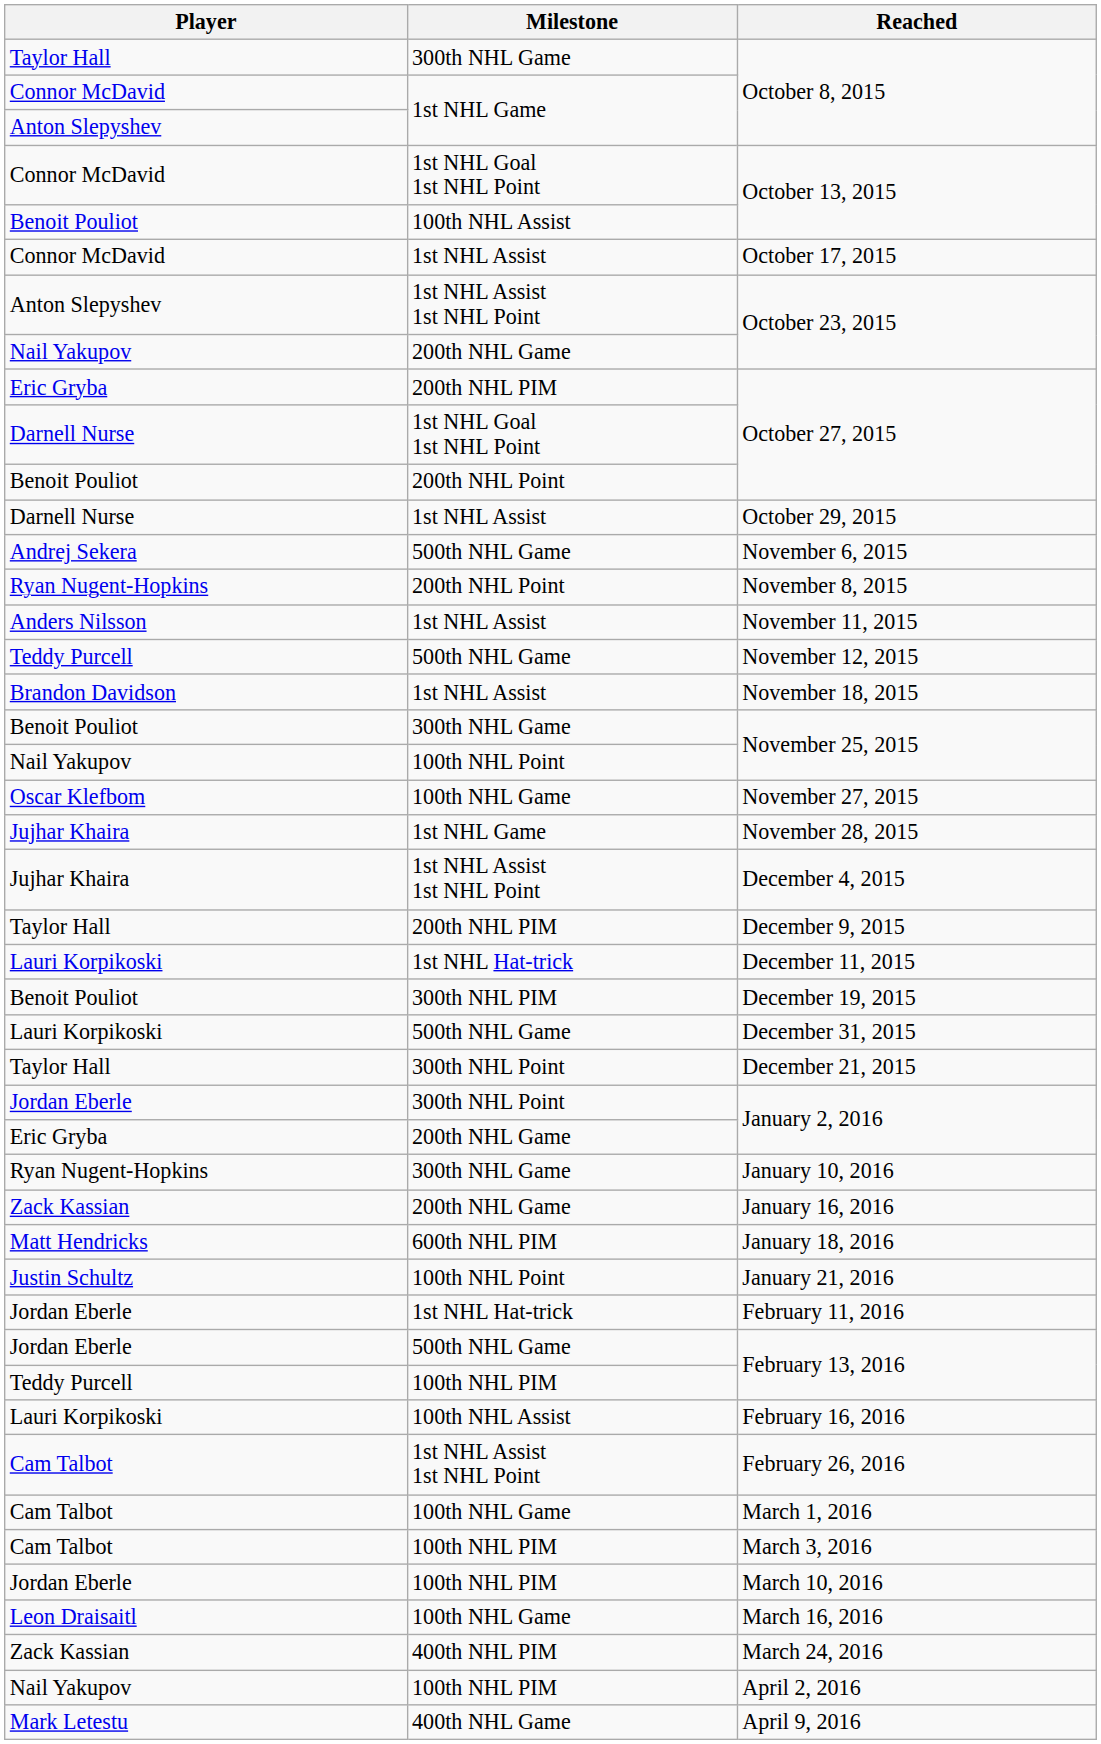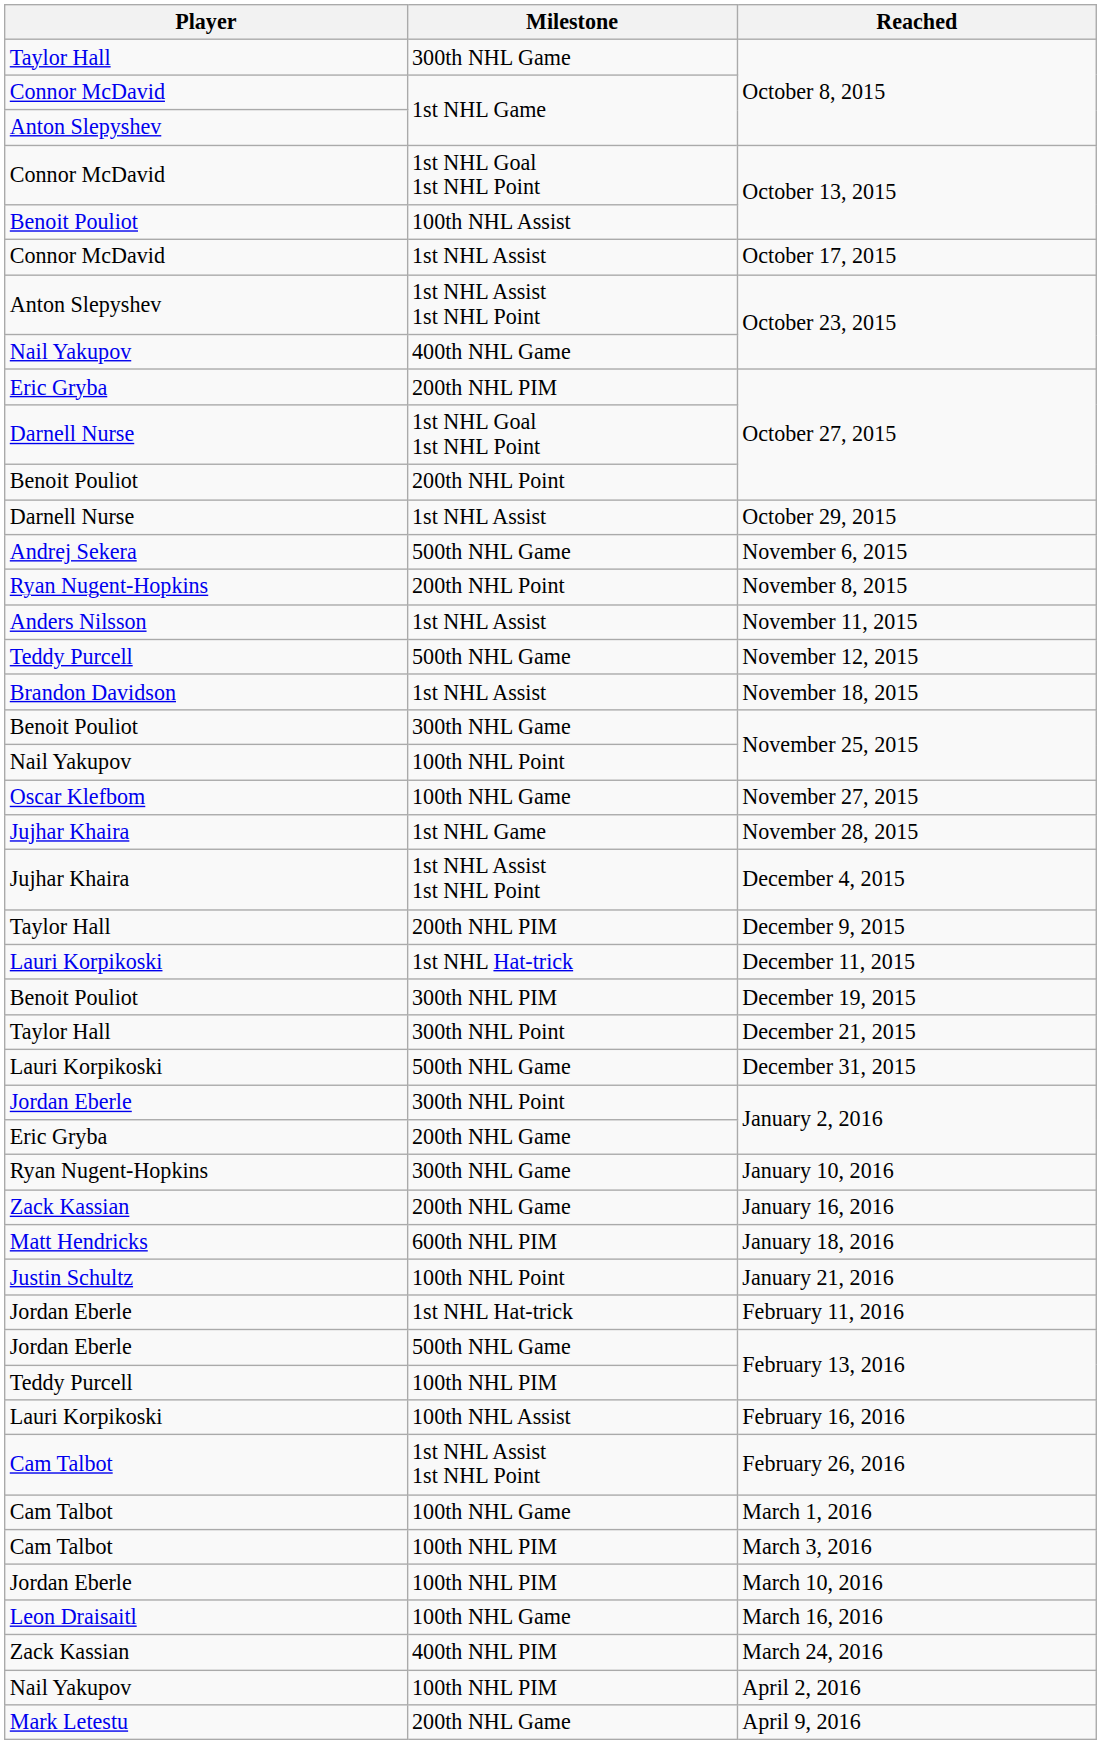(491, 351) 200th NHL Game -> (491, 351) 400th NHL Game
rows swapped: (60, 1066) <-> (86, 1031)
(491, 1721) 400th NHL Game -> (491, 1721) 200th NHL Game
